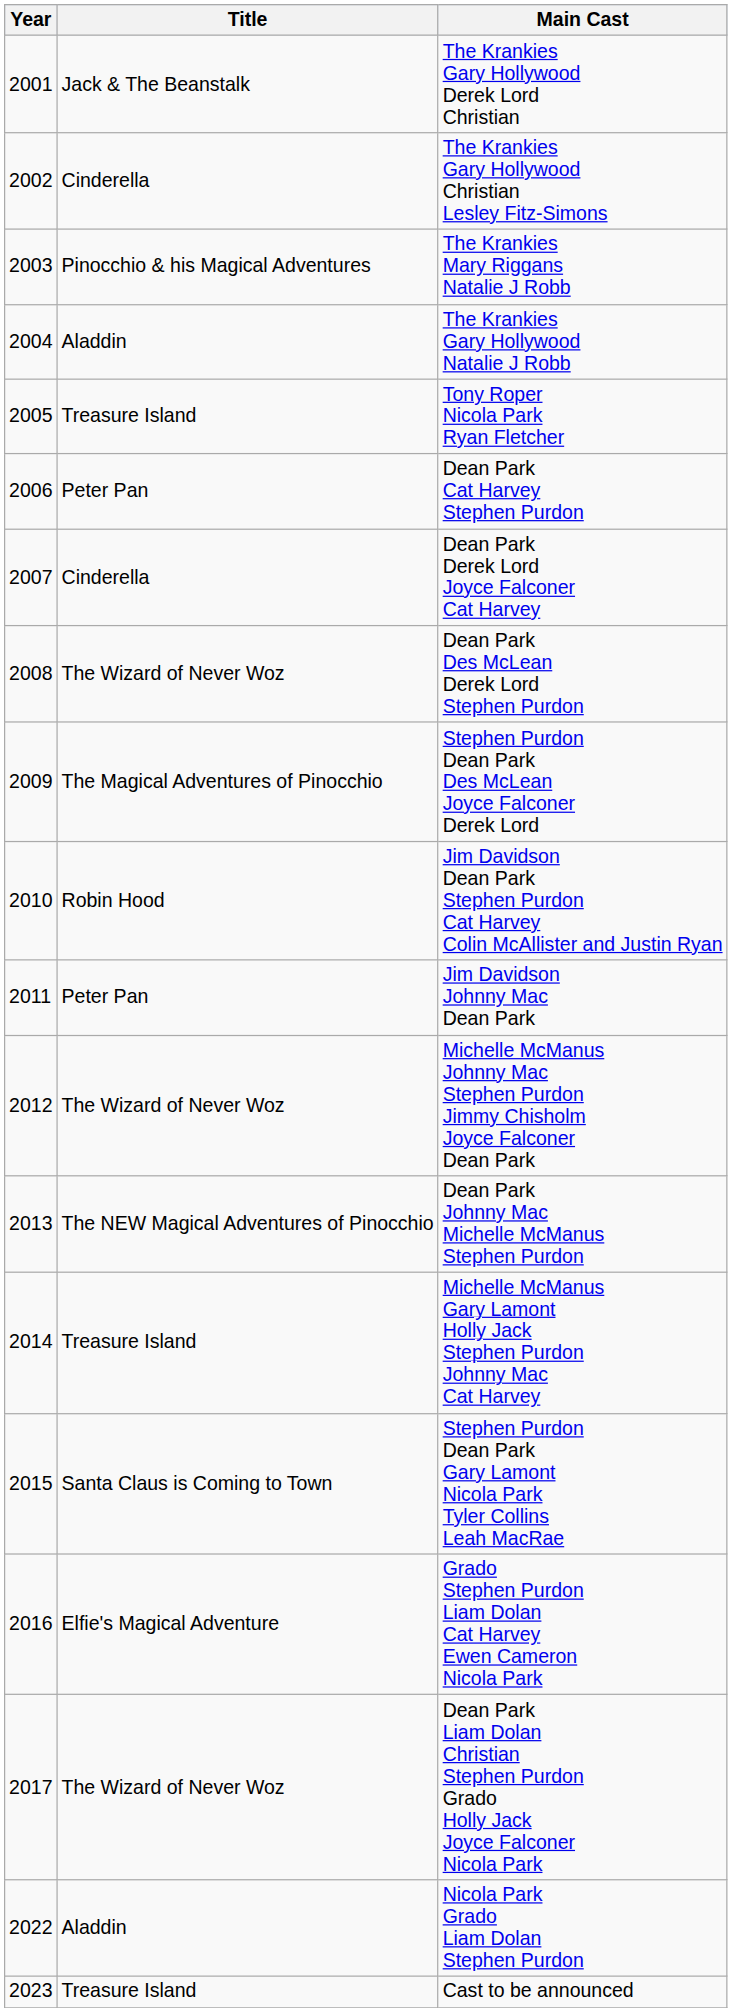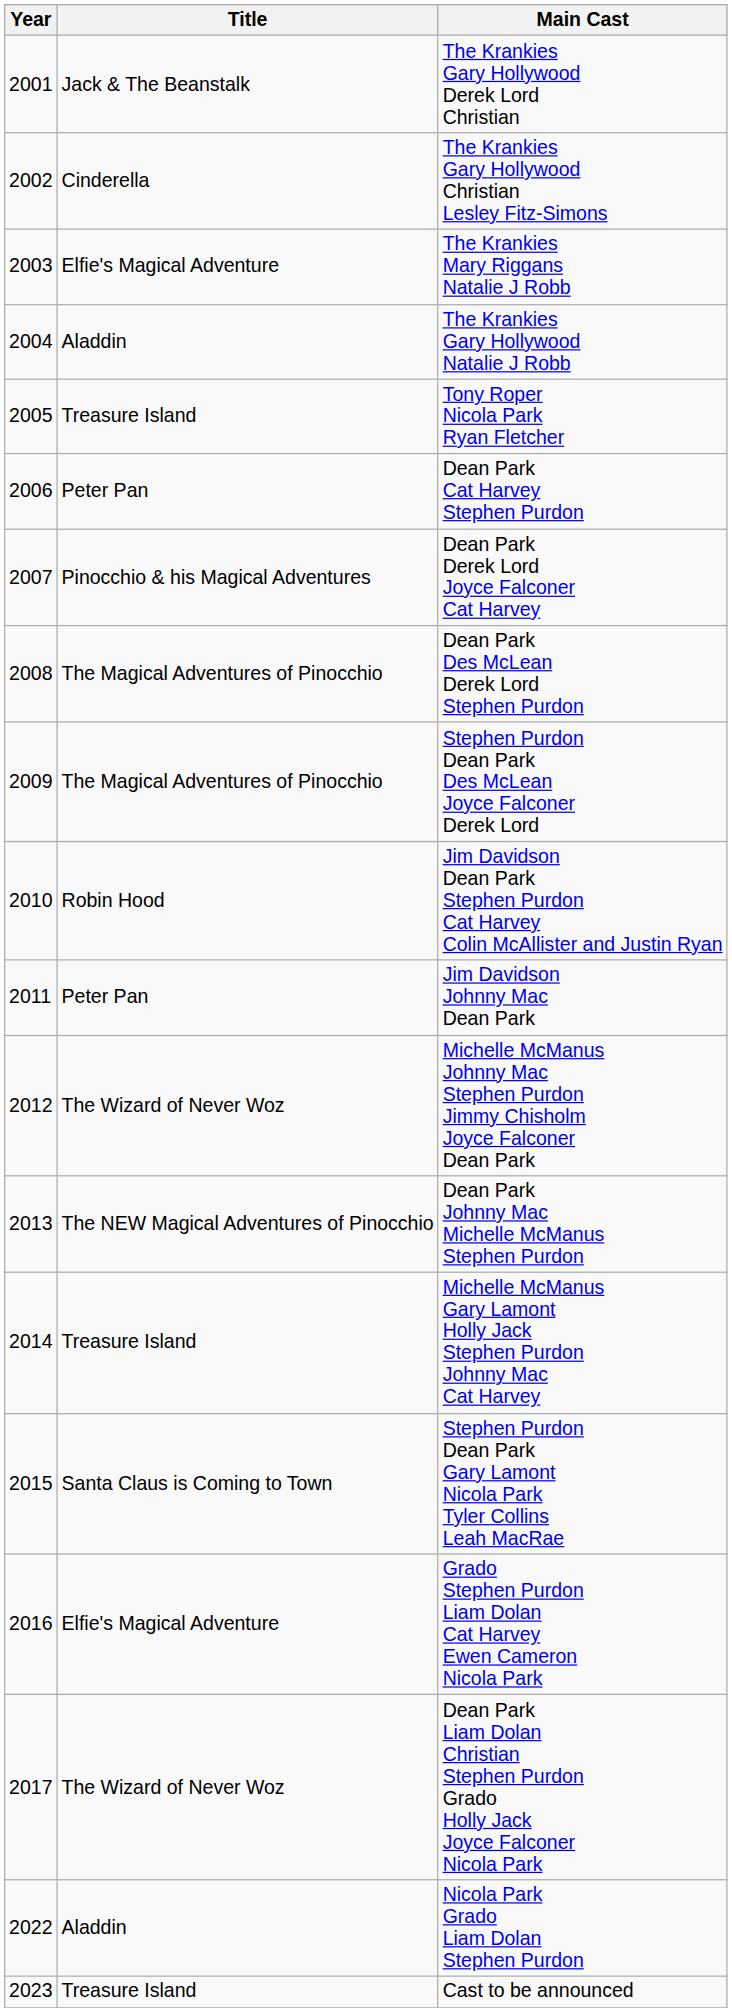(216, 266) Pinocchio & his Magical Adventures -> (170, 266) Elfie's Magical Adventure
(105, 577) Cinderella -> (216, 577) Pinocchio & his Magical Adventures
(173, 673) The Wizard of Never Woz -> (222, 673) The Magical Adventures of Pinocchio
